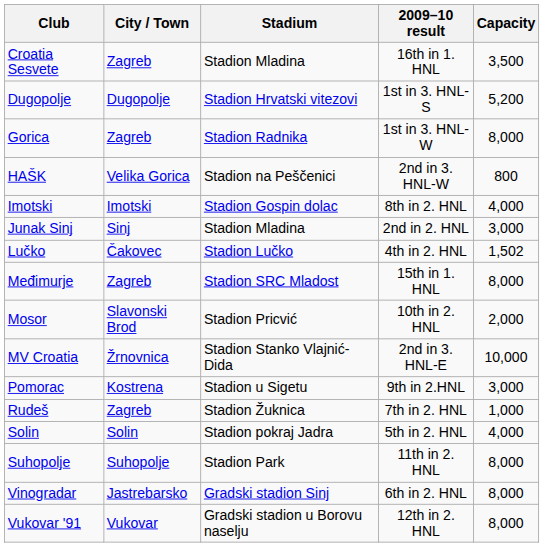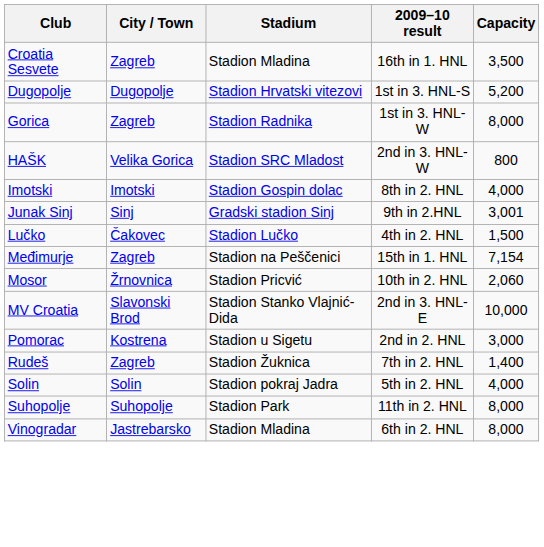(270, 176) Stadion na Peščenici -> (276, 160) Stadion SRC Mladost
(254, 228) Stadion Mladina -> (271, 213) Gradski stadion Sinj
(426, 228) 2nd in 2. HNL -> (422, 213) 9th in 2.HNL
(506, 228) 3,000 -> (506, 213) 3,001
(506, 251) 1,502 -> (506, 235) 1,500
(271, 281) Stadion SRC Mladost -> (275, 257) Stadion na Peščenici
(506, 281) 8,000 -> (506, 257) 7,154
(137, 319) Slavonski Brod -> (141, 279) Žrnovnica
(506, 319) 2,000 -> (506, 279) 2,060
(138, 357) Žrnovnica -> (140, 310) Slavonski Brod
(426, 388) 9th in 2.HNL -> (422, 340) 2nd in 2. HNL
(506, 410) 1,000 -> (506, 362) 1,400
(266, 493) Gradski stadion Sinj -> (259, 429) Stadion Mladina
- row: (44, 523)
